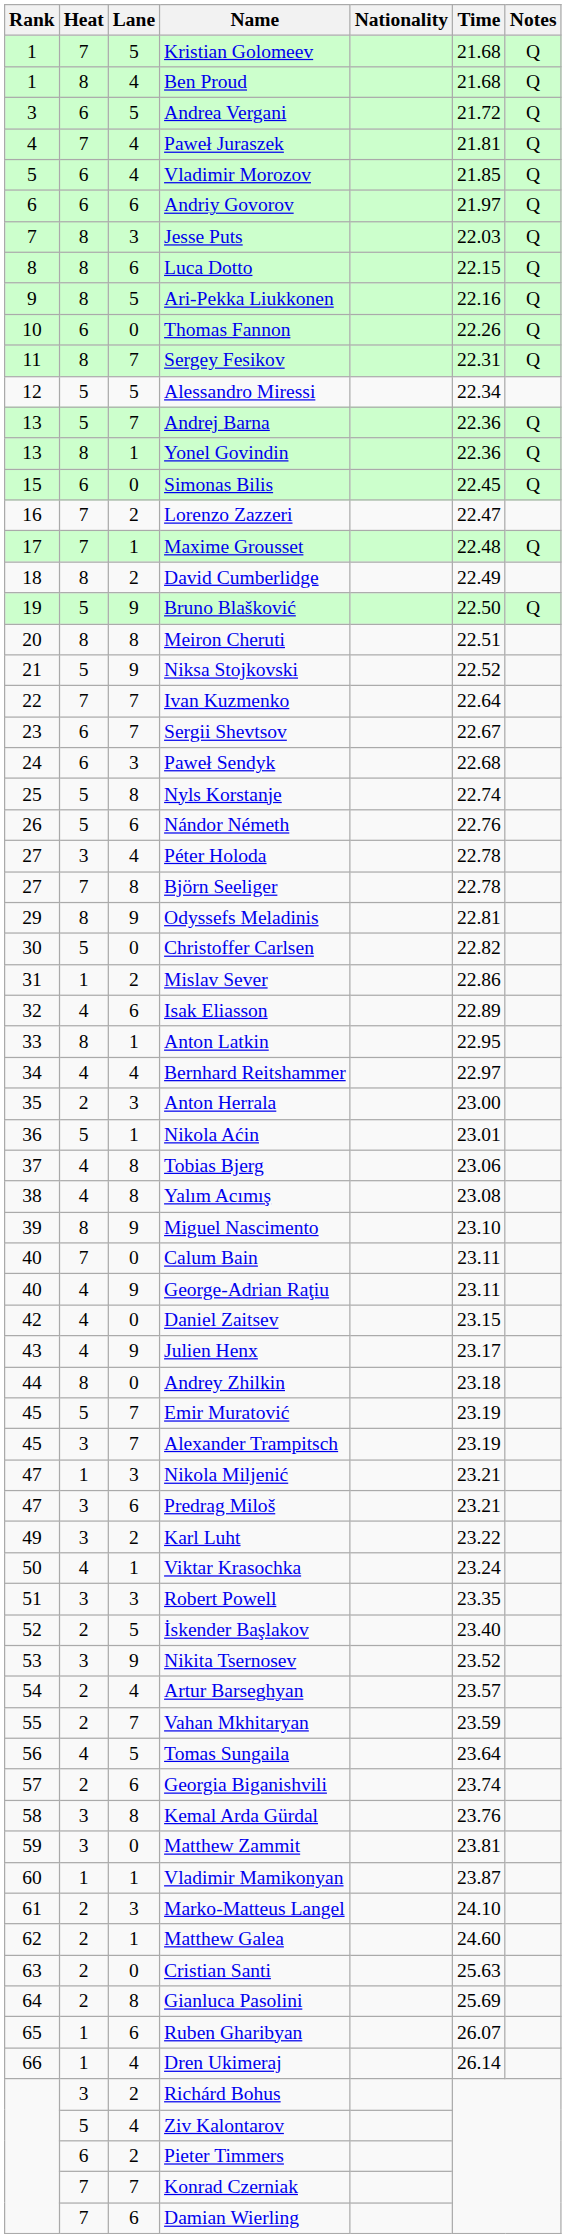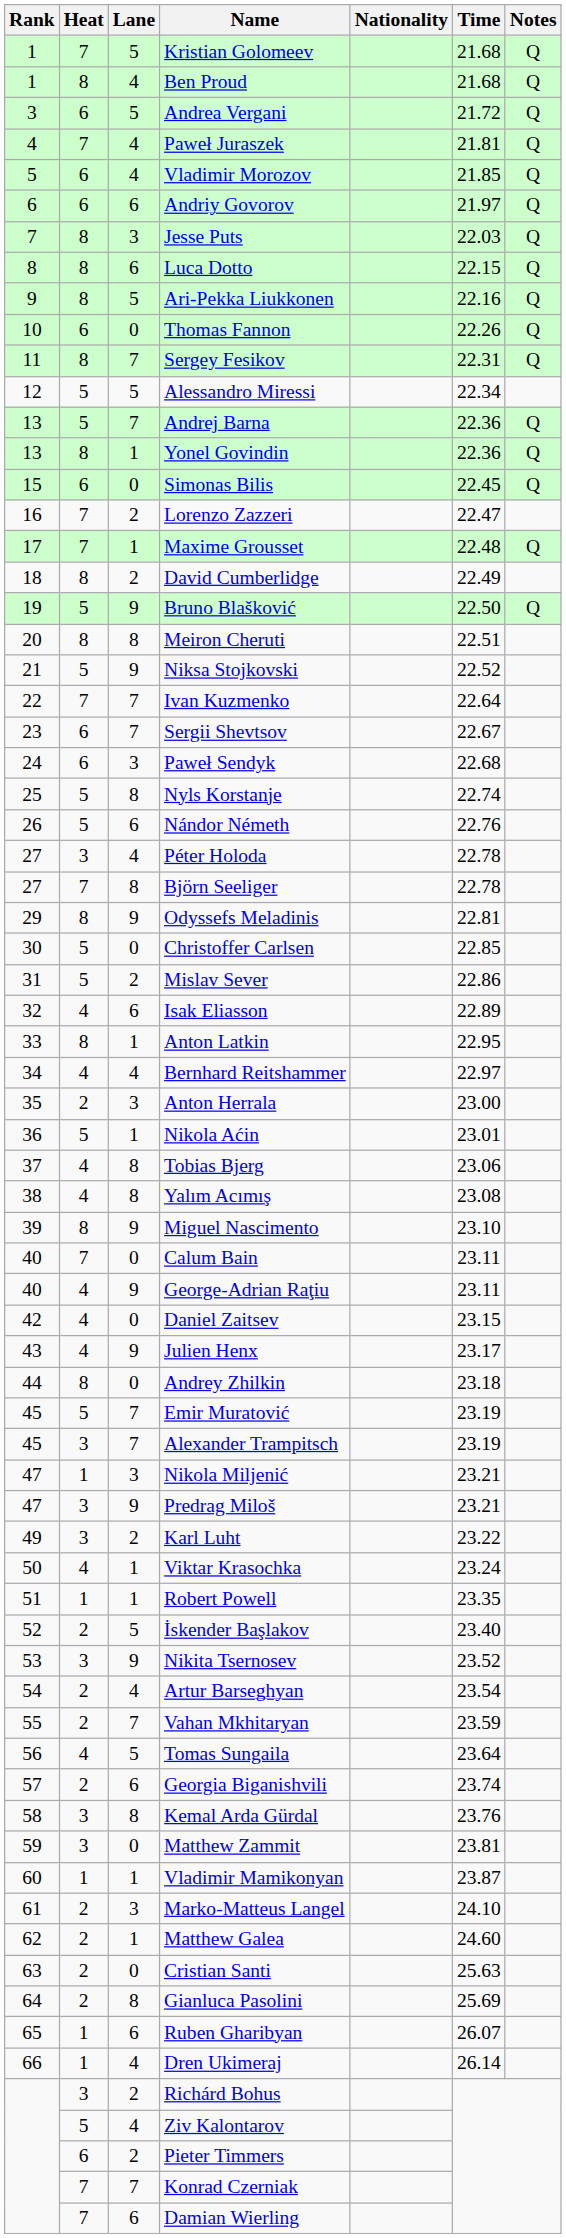(479, 948) 22.82 -> (479, 948) 22.85
(84, 979) 1 -> (84, 979) 5
(134, 1505) 6 -> (134, 1505) 9
(84, 1598) 3 -> (84, 1598) 1
(134, 1598) 3 -> (134, 1598) 1
(479, 1691) 23.57 -> (479, 1691) 23.54
